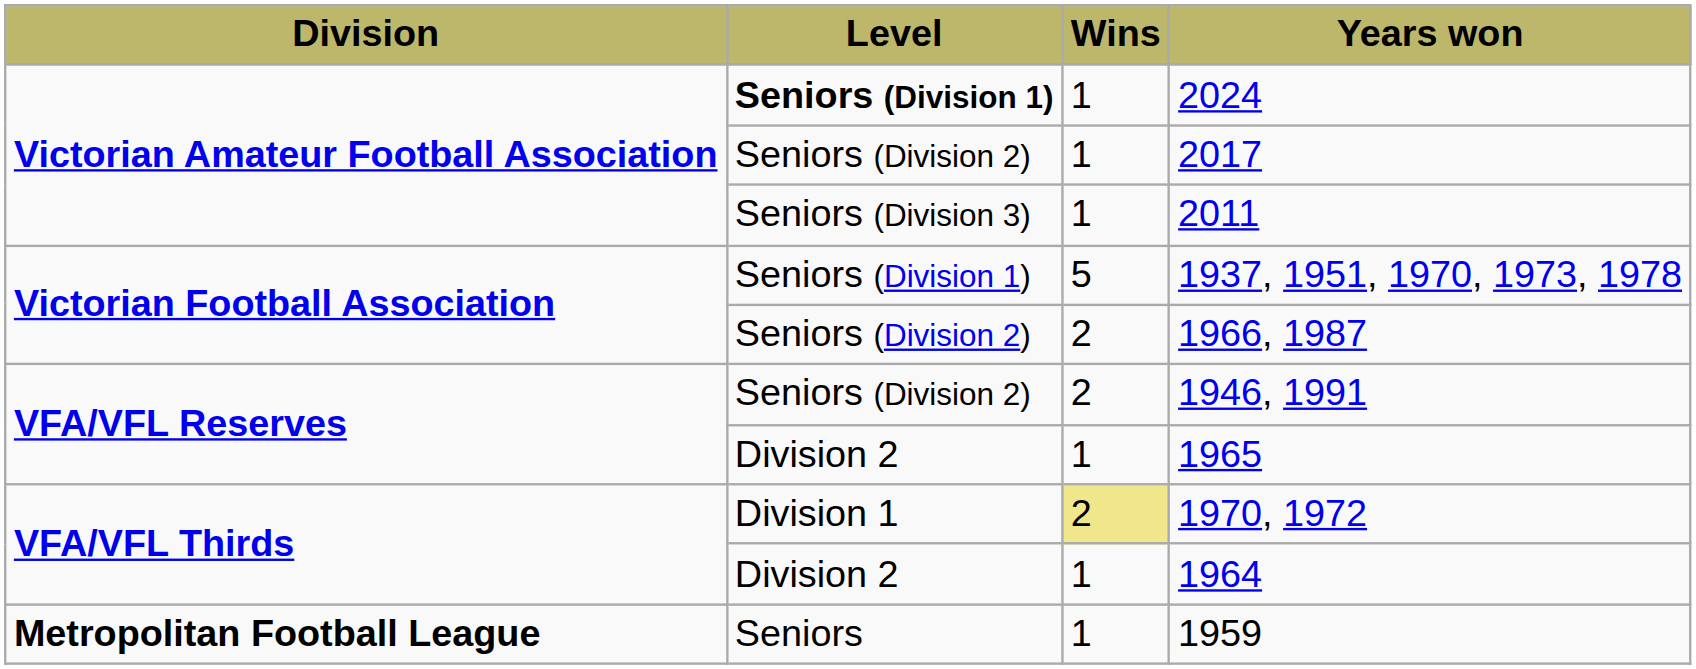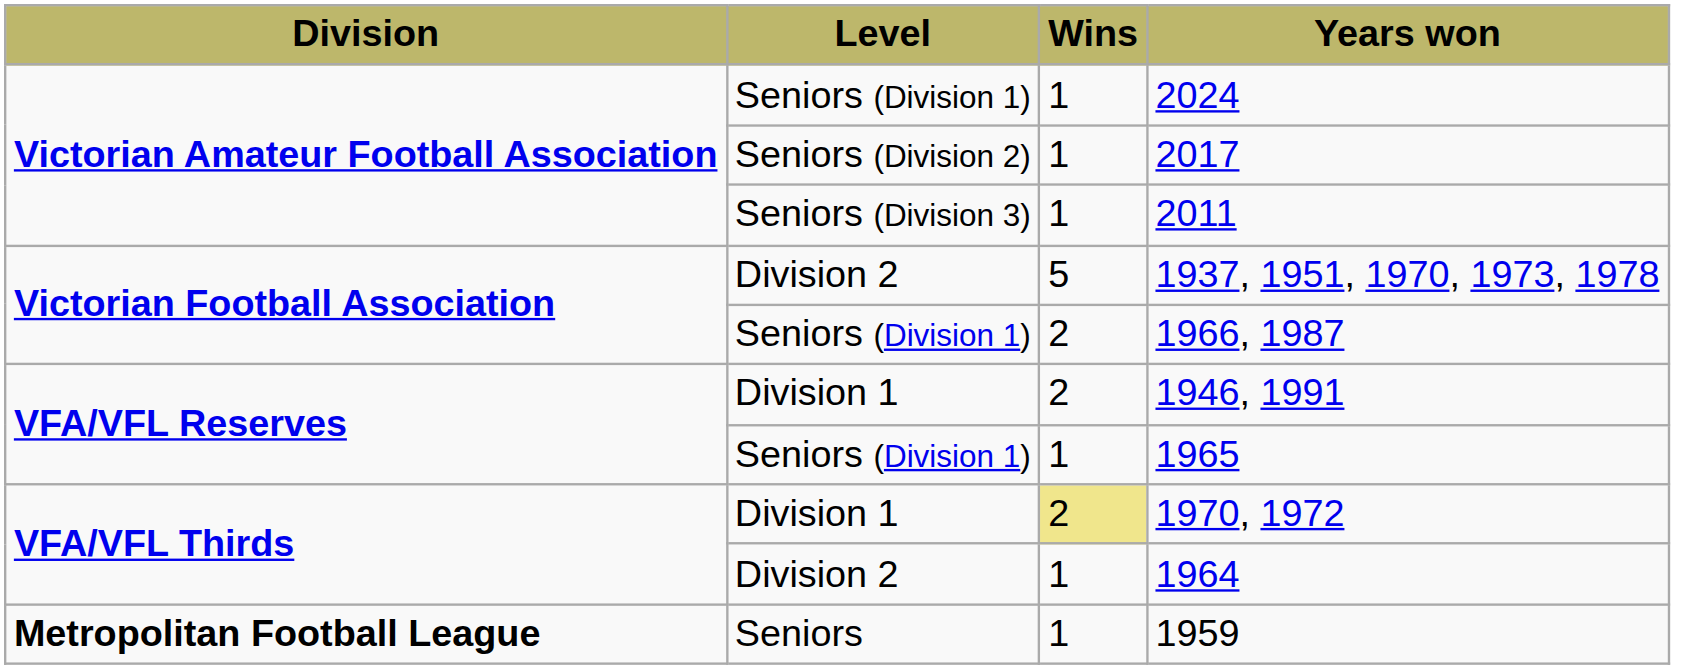(894, 94) bold -> (883, 94) normal
(883, 273) Seniors (Division 1) -> (817, 273) Division 2
(883, 333) Seniors (Division 2) -> (883, 333) Seniors (Division 1)
(883, 393) Seniors (Division 2) -> (817, 393) Division 1
(817, 453) Division 2 -> (883, 453) Seniors (Division 1)
